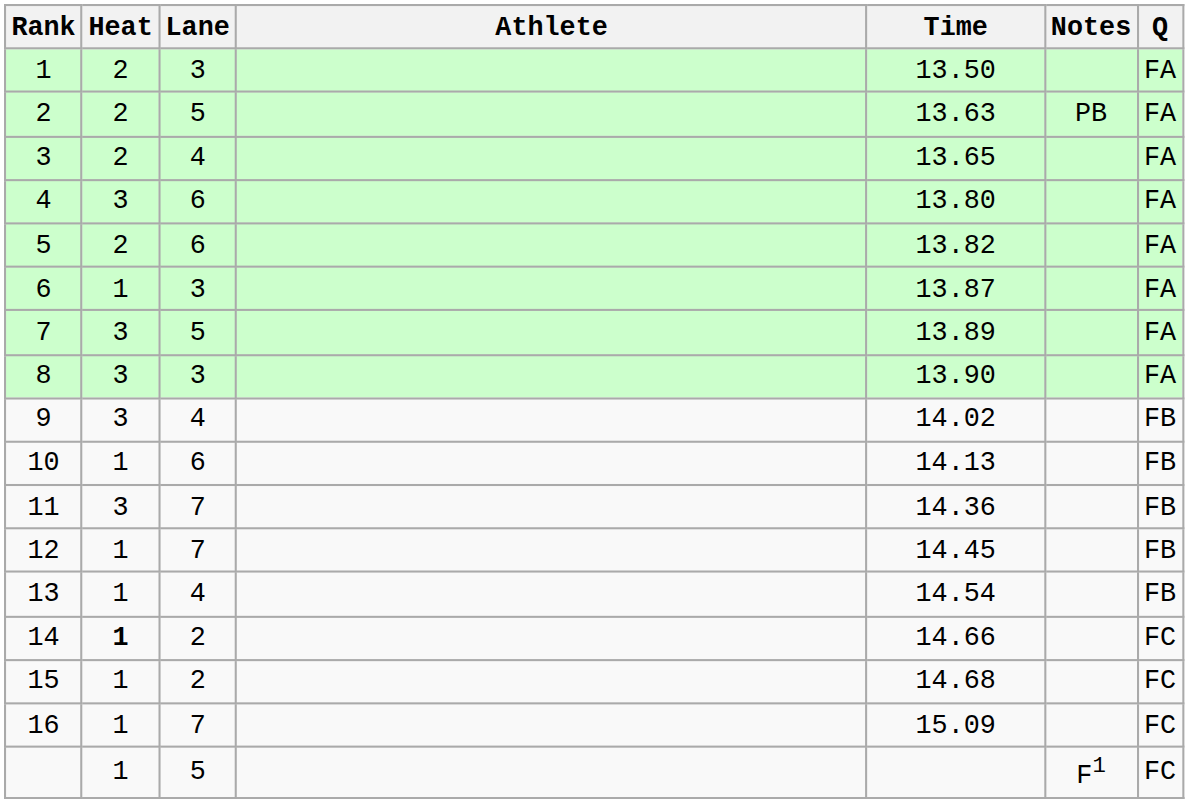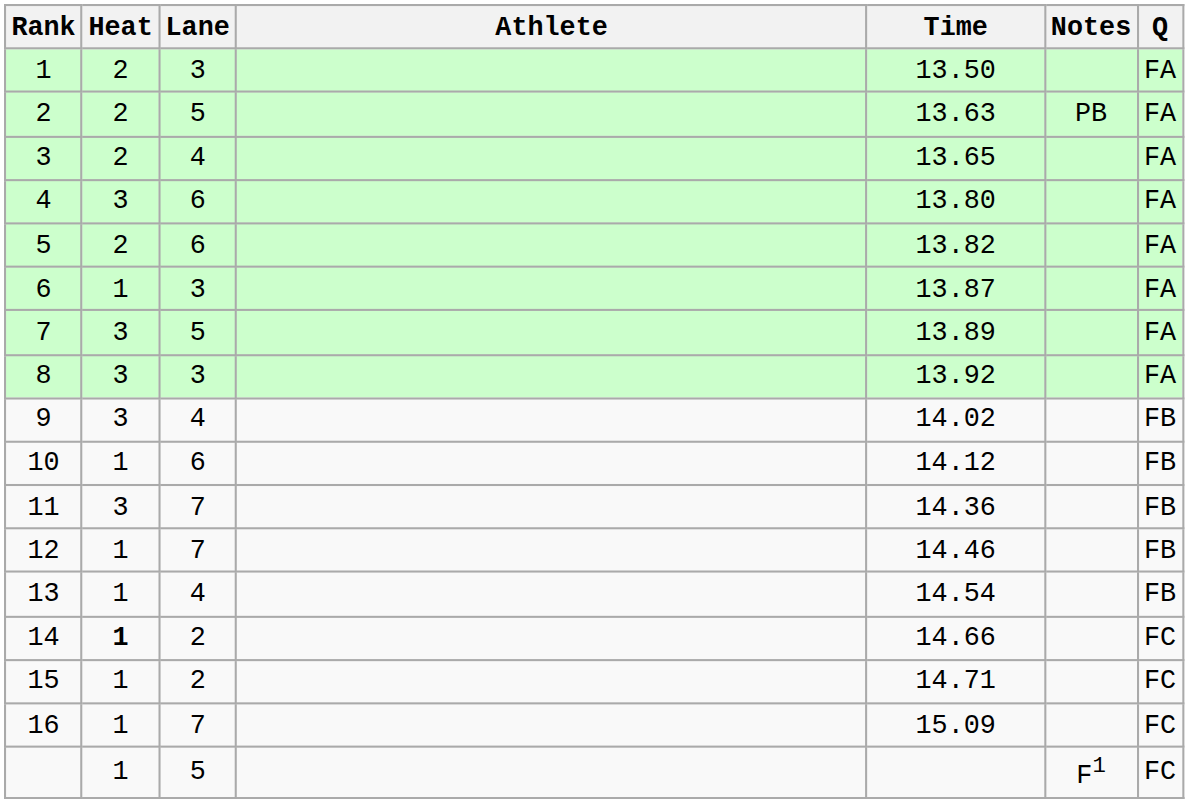(956, 376) 13.90 -> (956, 376) 13.92
(956, 463) 14.13 -> (956, 463) 14.12
(956, 551) 14.45 -> (956, 551) 14.46
(956, 682) 14.68 -> (956, 682) 14.71
